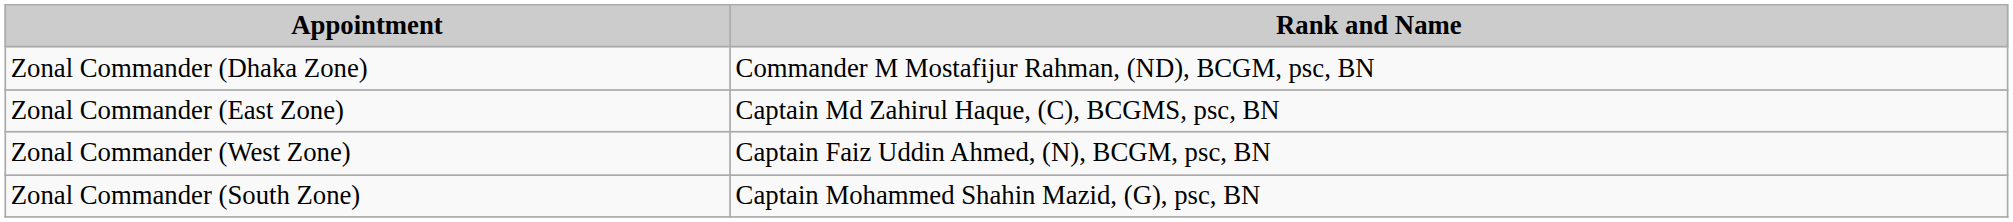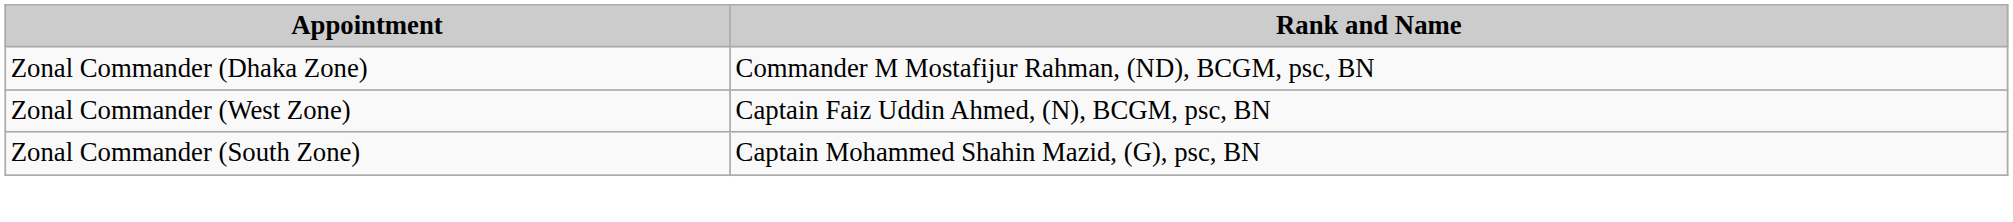- row: (177, 110)
